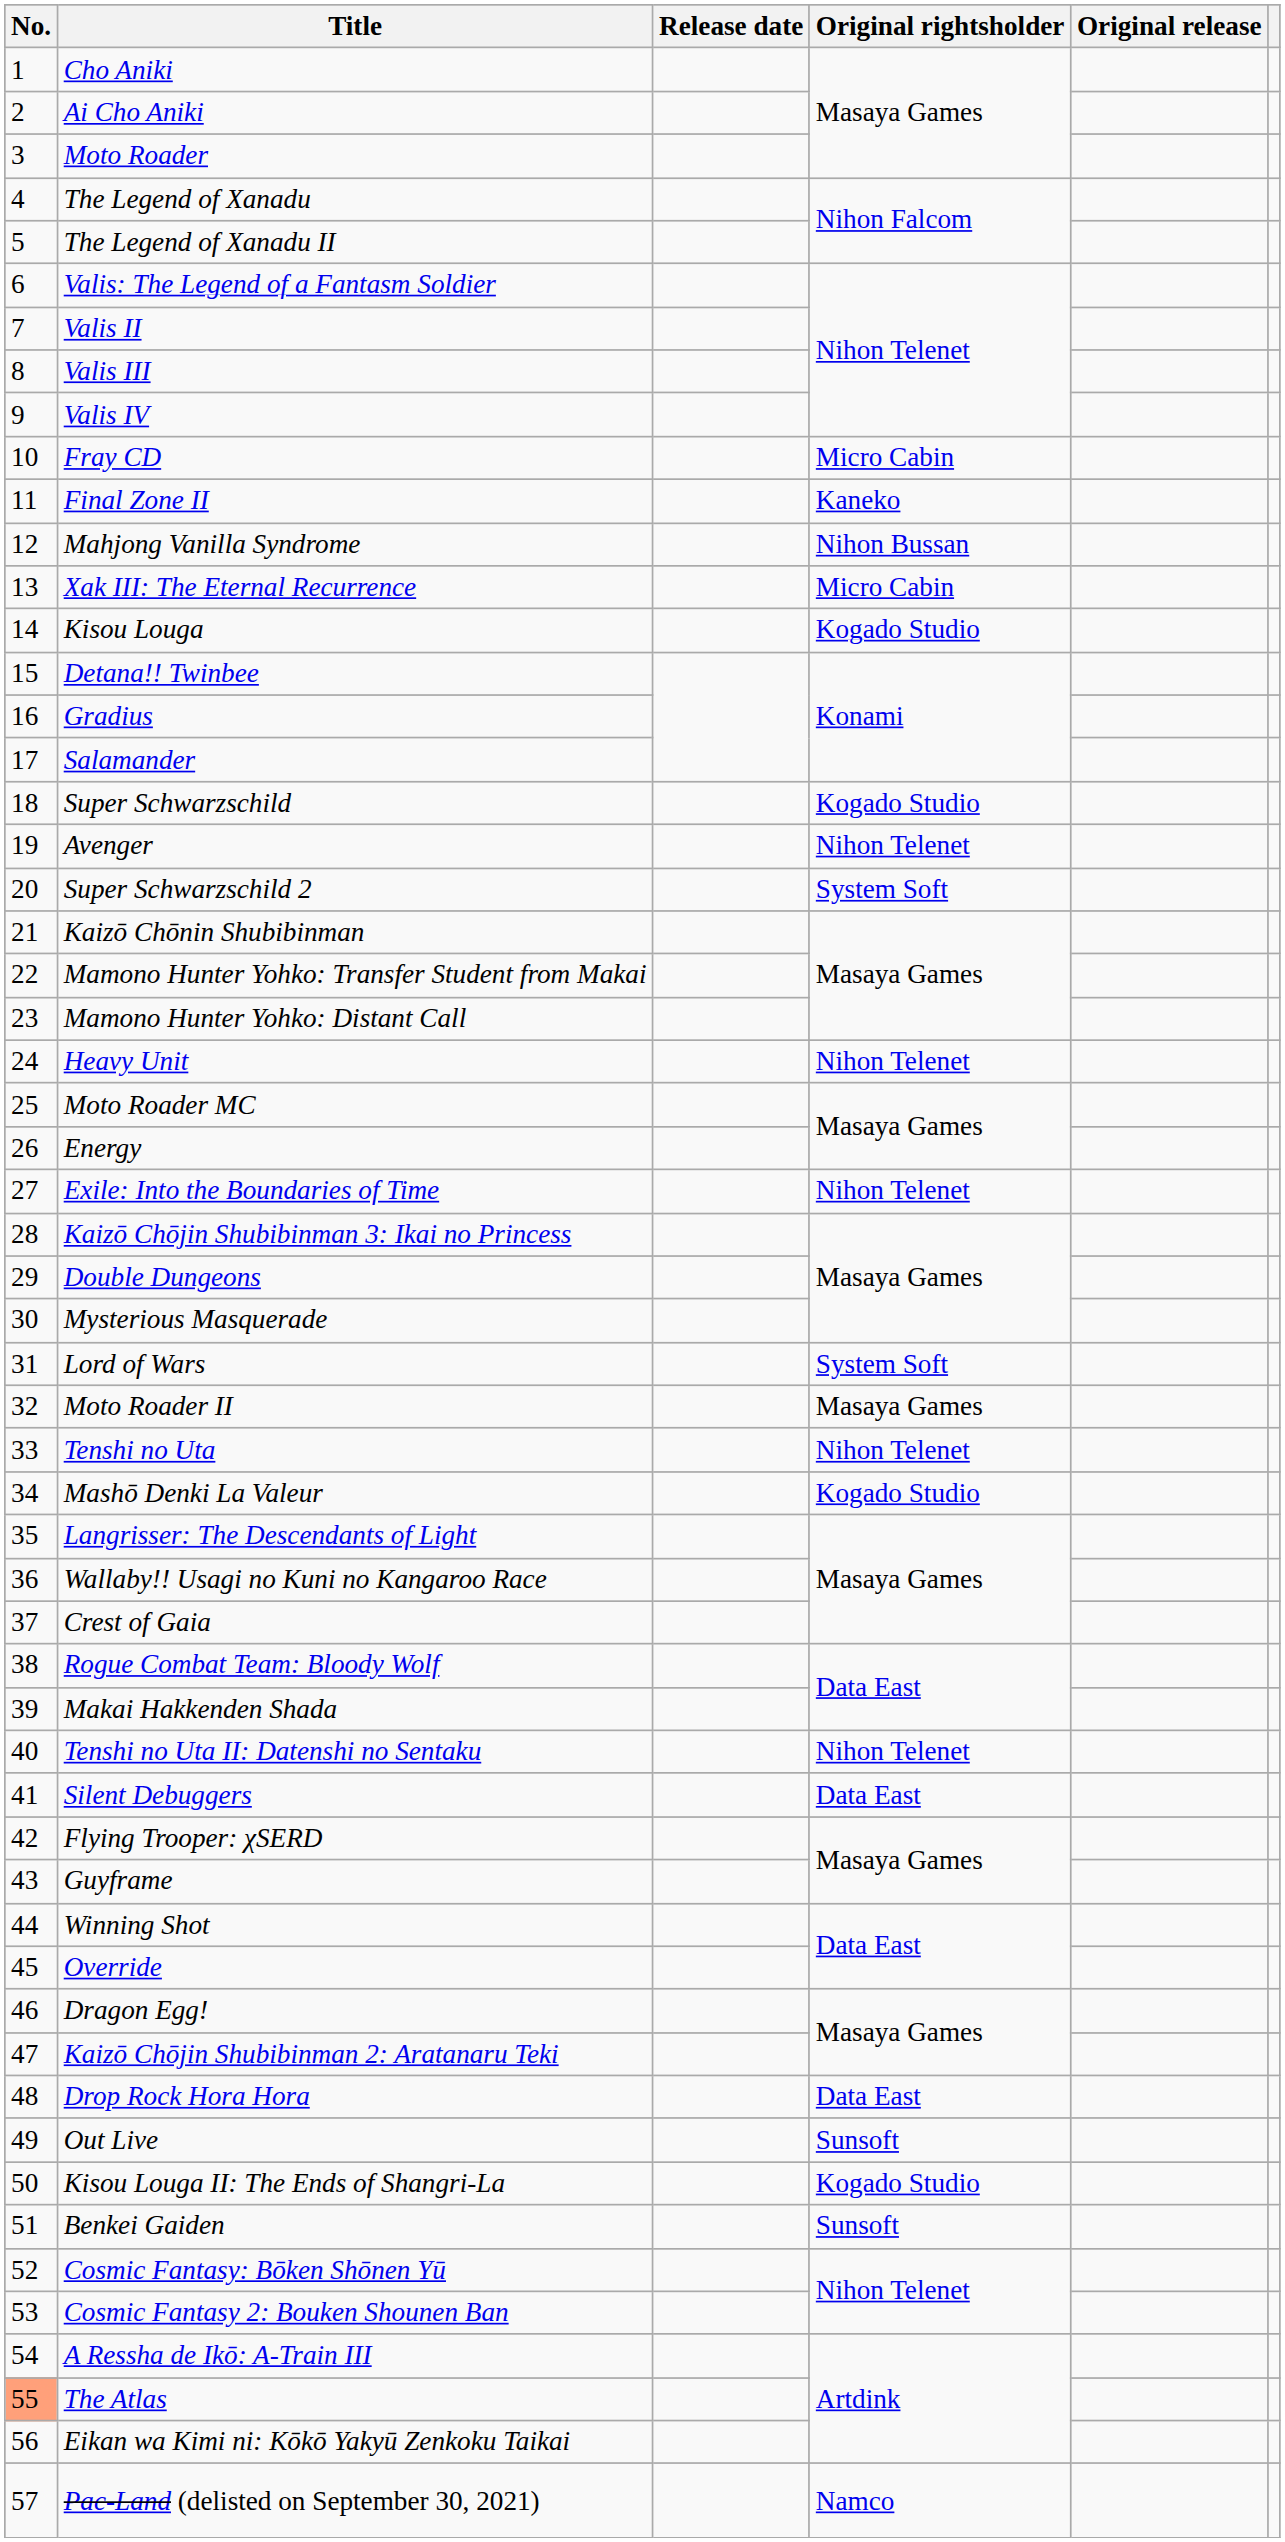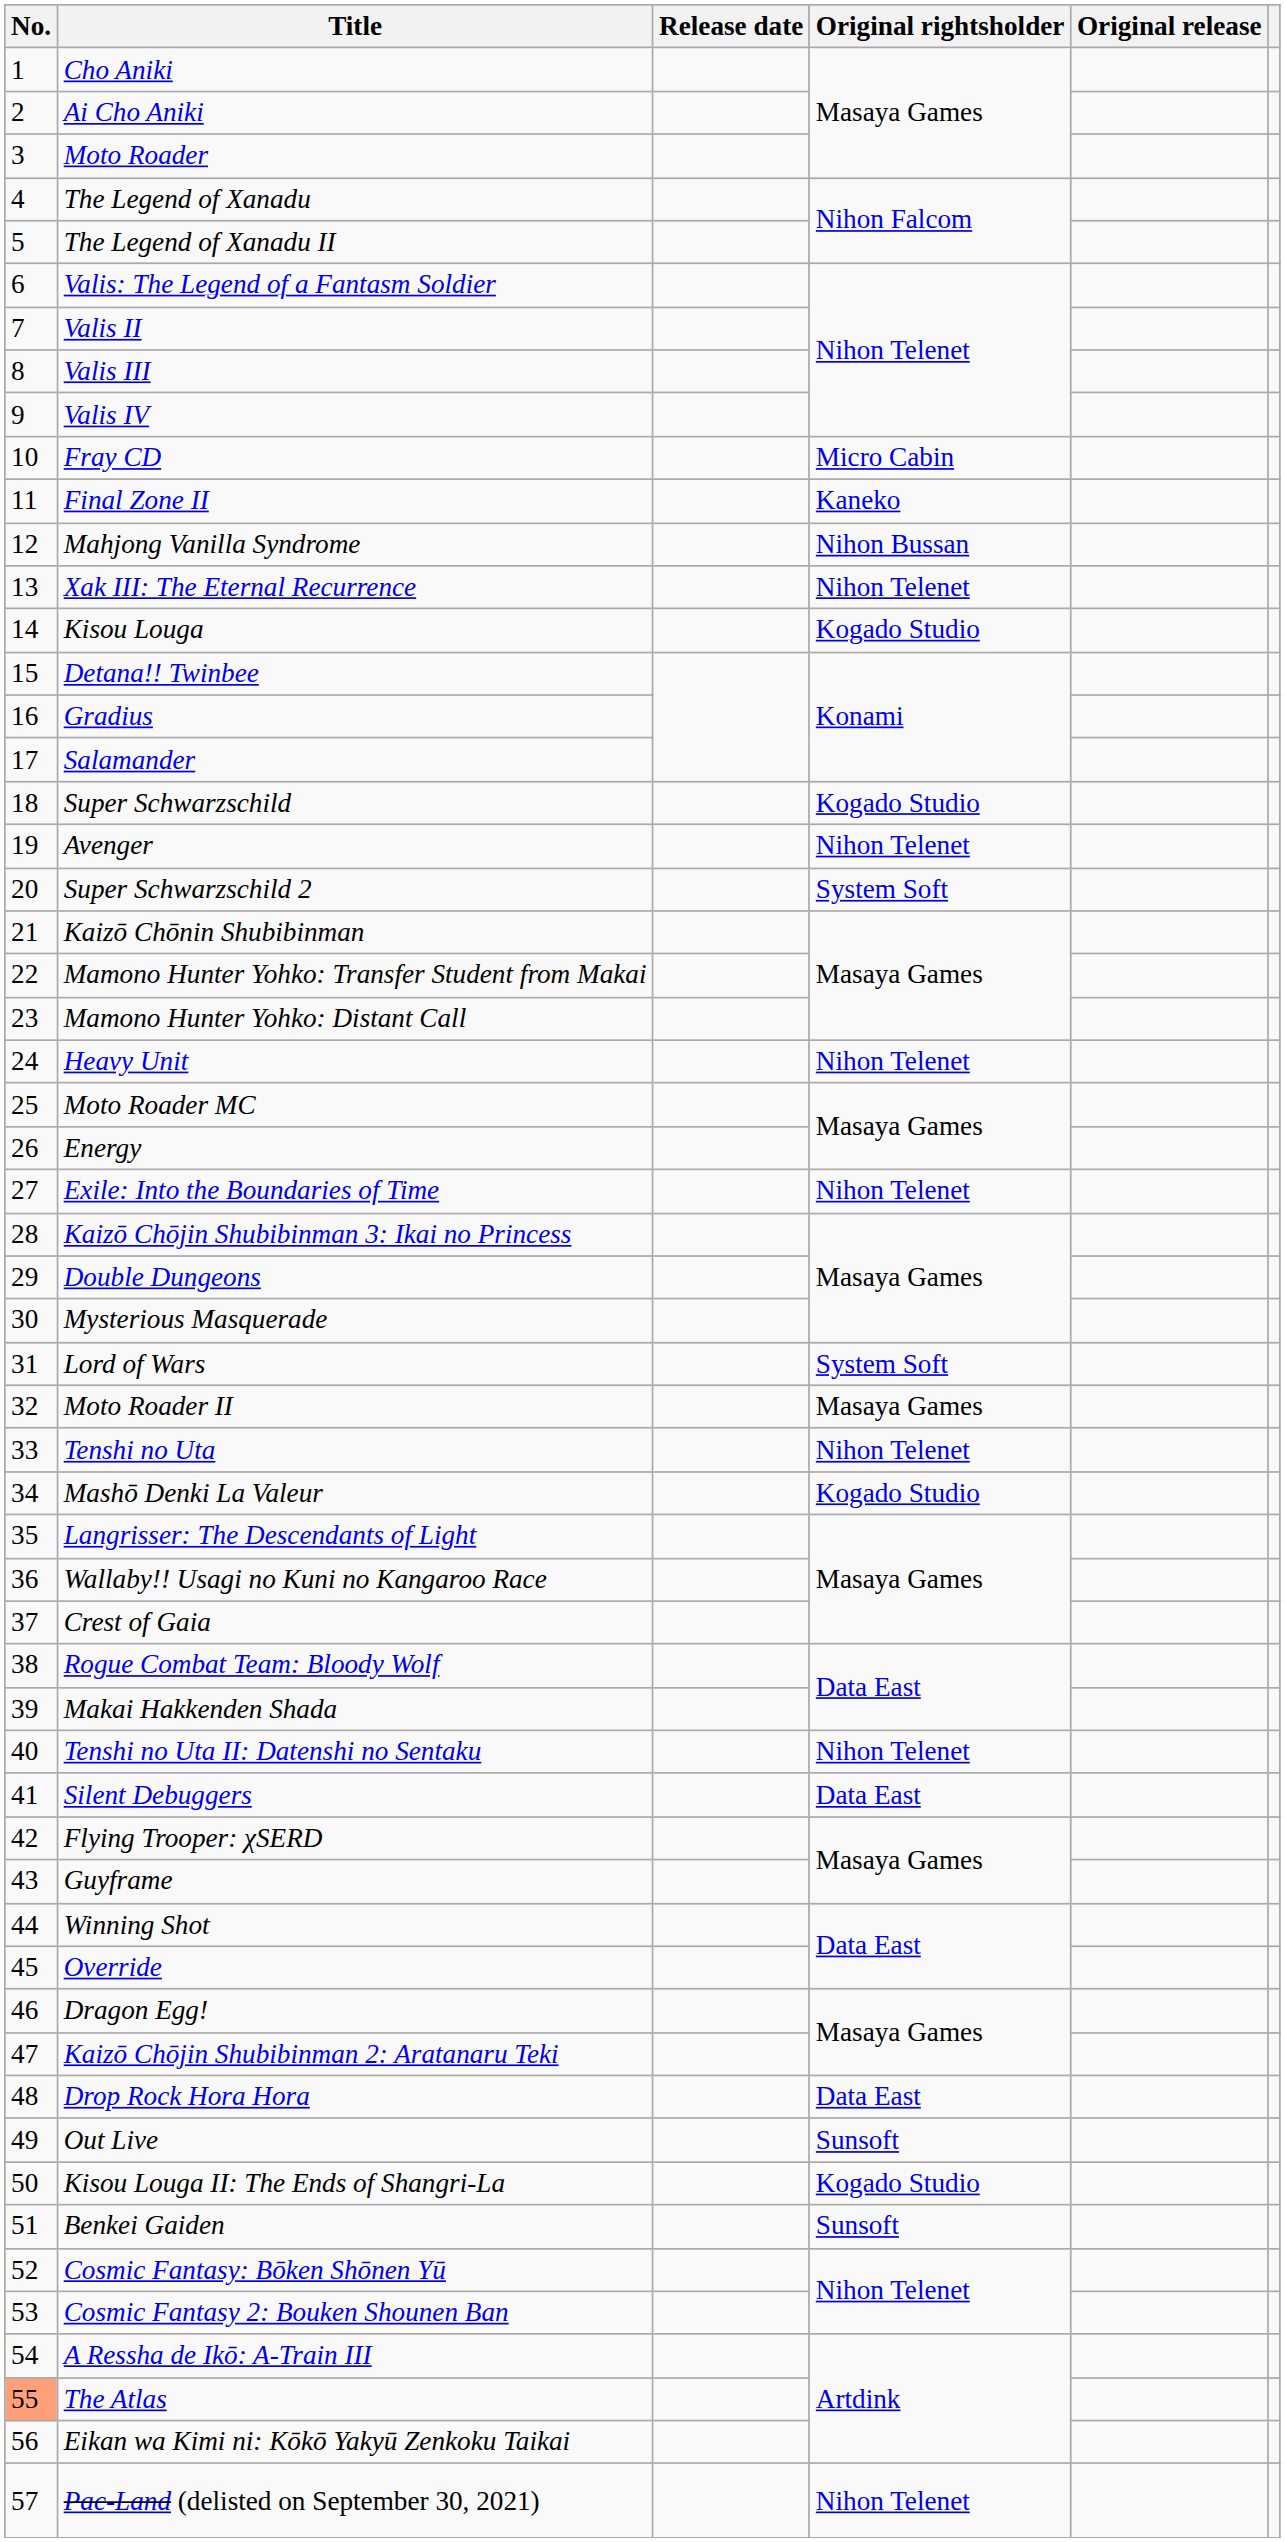(885, 586) Micro Cabin -> (893, 586) Nihon Telenet
(855, 2500) Namco -> (893, 2500) Nihon Telenet
